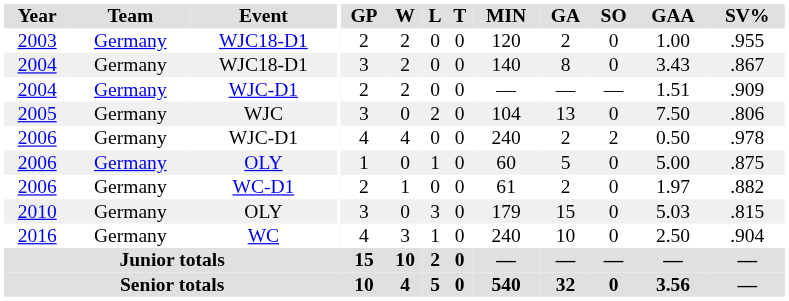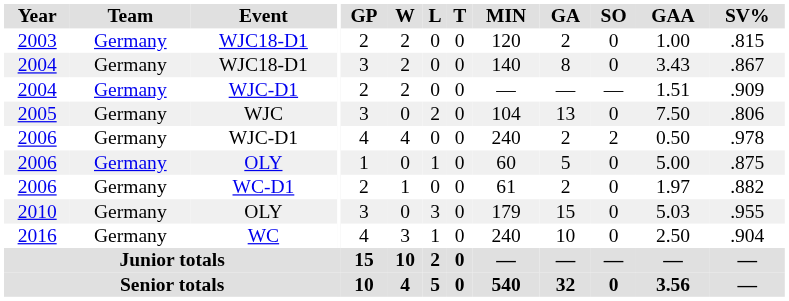(747, 40) .955 -> (747, 40) .815
(747, 211) .815 -> (747, 211) .955
